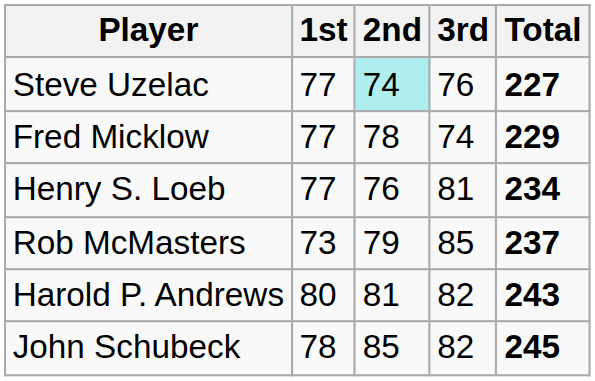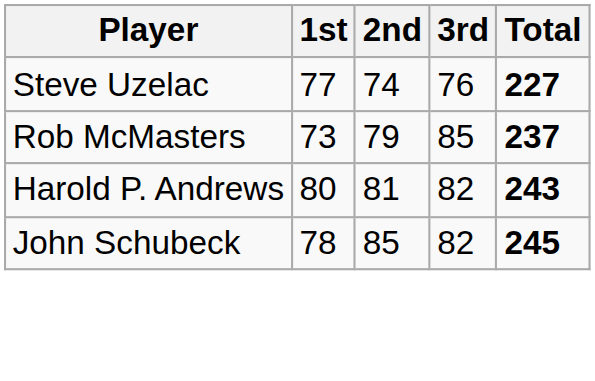(381, 83) paleturquoise background -> (381, 83) no background
- row: (111, 136)
- row: (119, 189)
